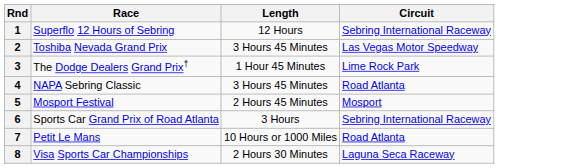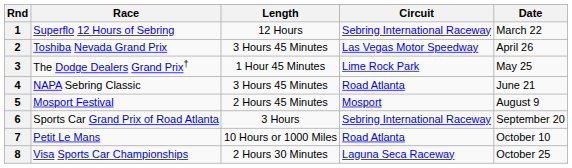+ column: (531, 13)
